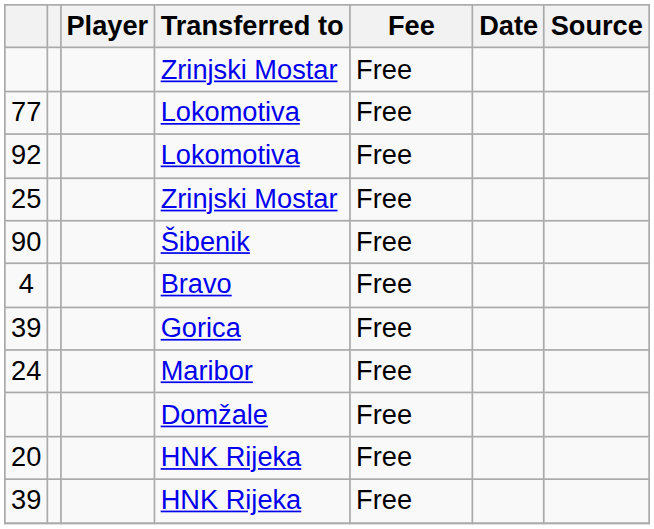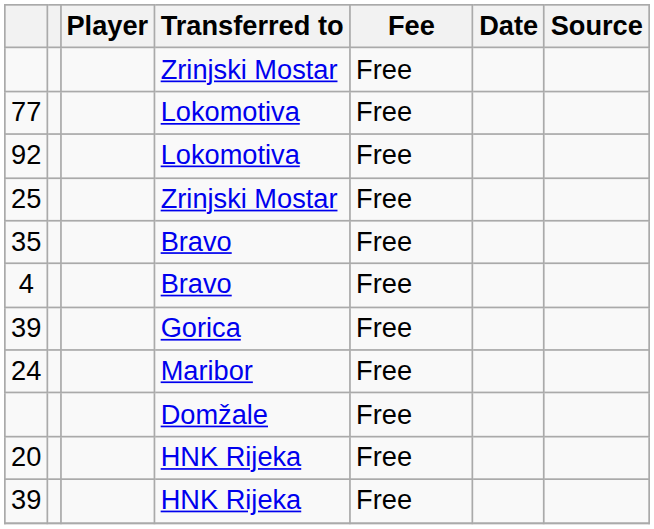- row: (26, 241)
+ row: (26, 241)
